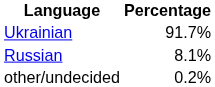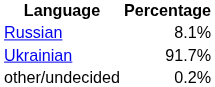rows swapped: (38, 33) <-> (33, 55)
